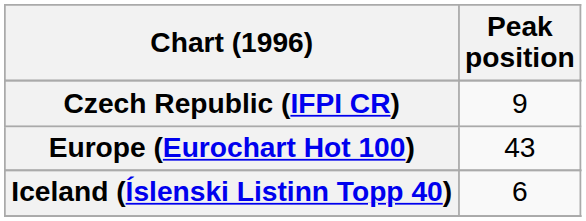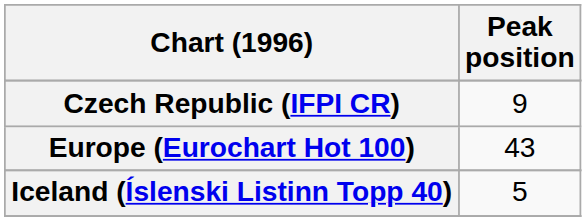(520, 192) 6 -> (520, 192) 5
